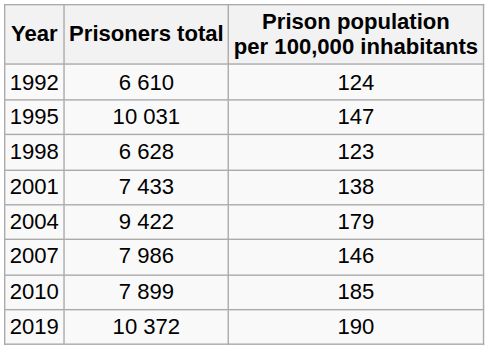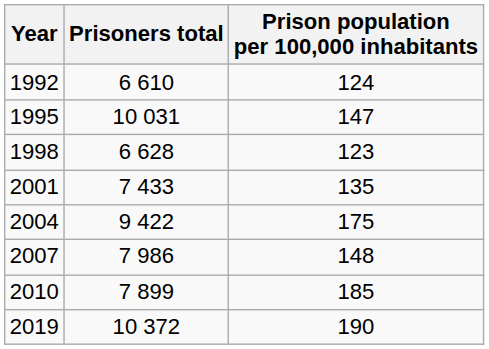(356, 186) 138 -> (356, 186) 135
(356, 221) 179 -> (356, 221) 175
(356, 256) 146 -> (356, 256) 148
